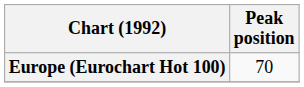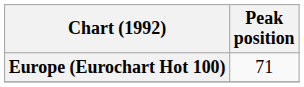(264, 67) 70 -> (264, 67) 71
